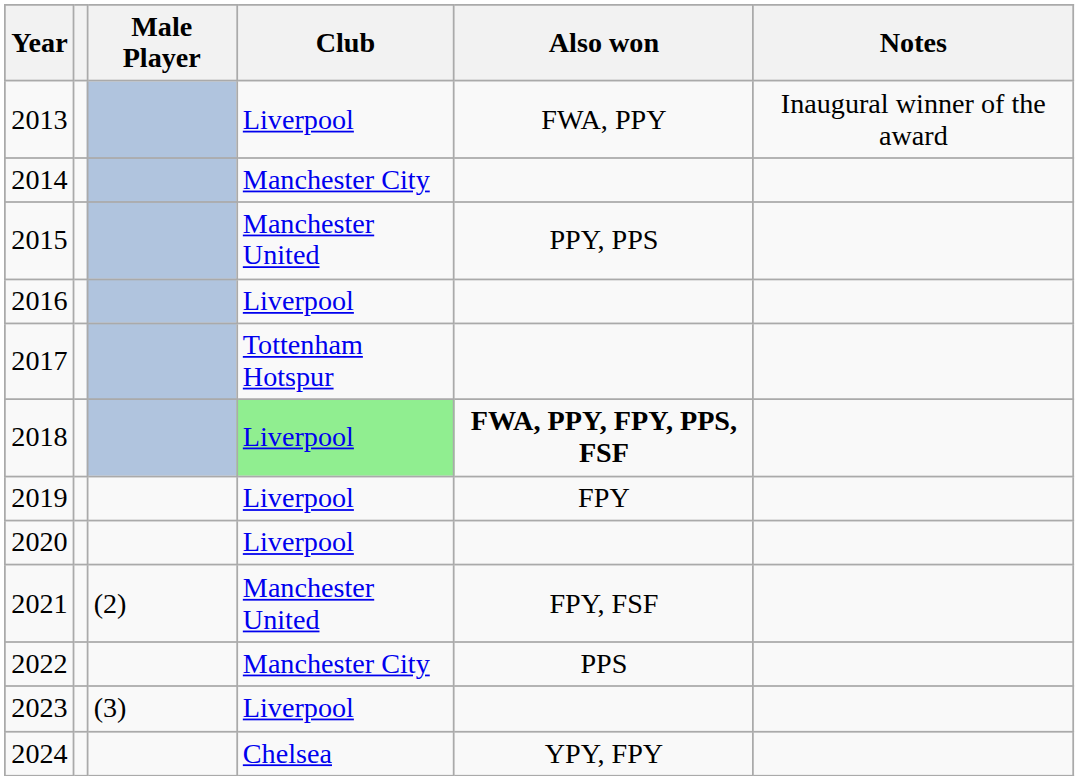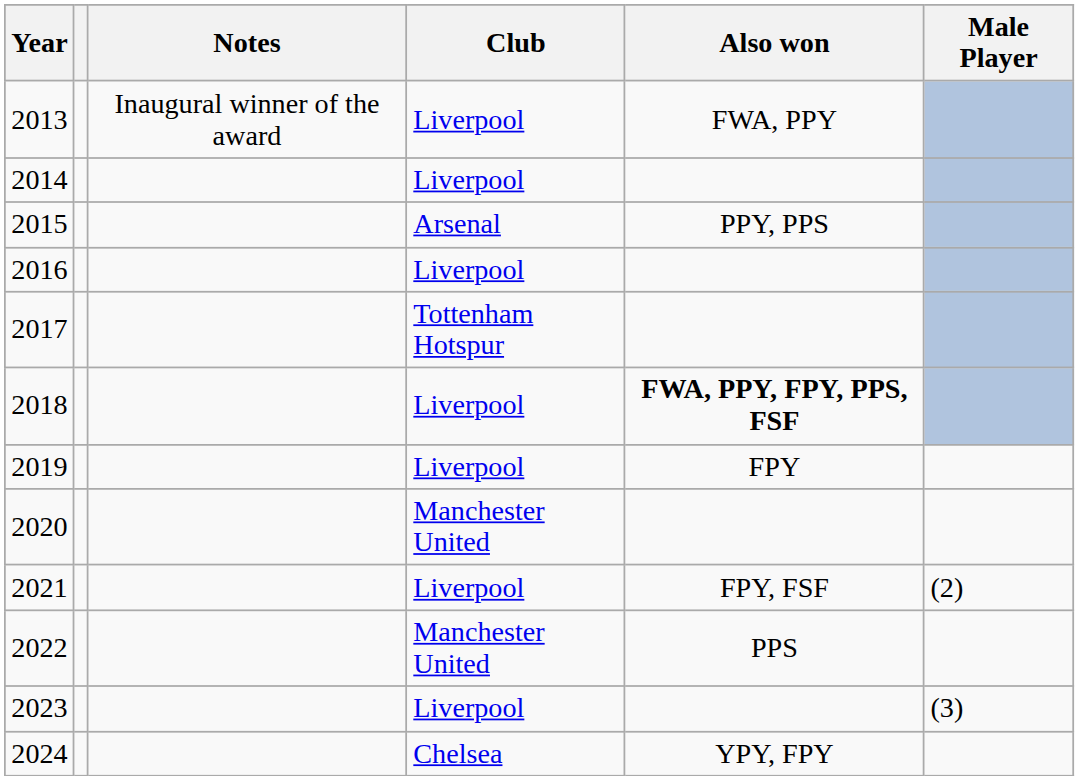columns swapped: (162, 42) <-> (913, 42)
(336, 179) Manchester City -> (469, 179) Liverpool
(309, 240) Manchester United -> (457, 224) Arsenal
(298, 437) lightgreen background -> (469, 405) no background
(298, 542) Liverpool -> (479, 526) Manchester United
(309, 603) Manchester United -> (469, 587) Liverpool
(336, 663) Manchester City -> (479, 647) Manchester United
